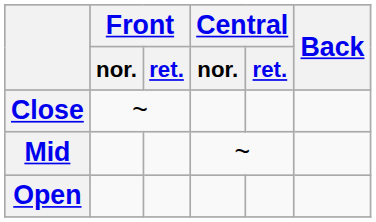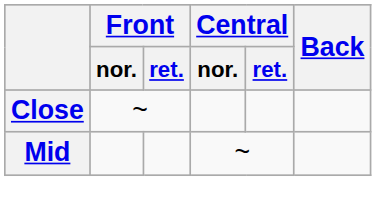- row: (47, 195)
